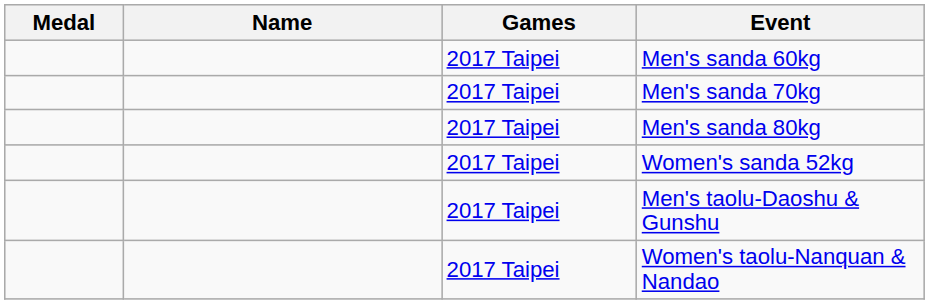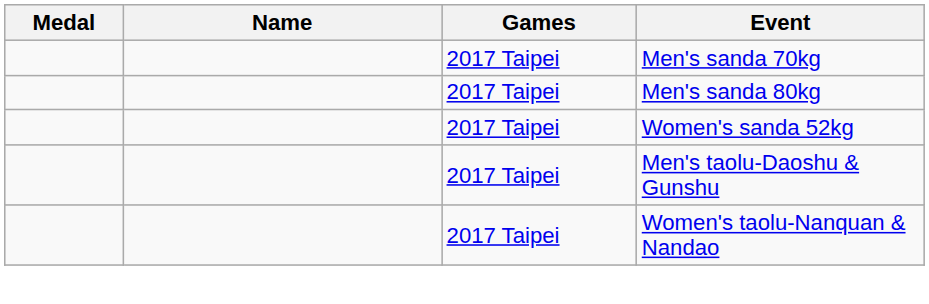- row: (731, 58)
